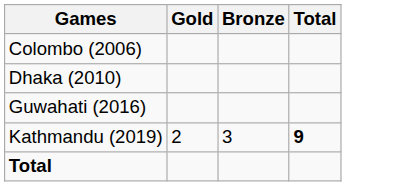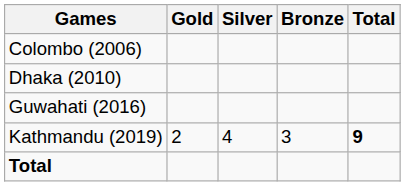+ column: (247, 19)
